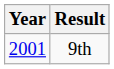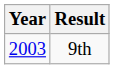(27, 48) 2001 -> (27, 48) 2003
